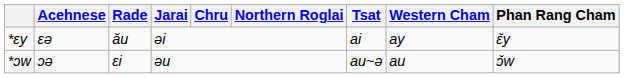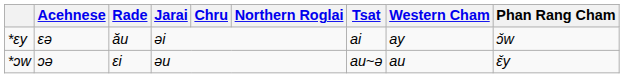(503, 38) ɛ̆y -> (505, 38) ɔ̆w
(505, 61) ɔ̆w -> (503, 61) ɛ̆y
